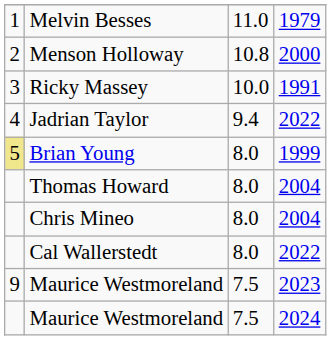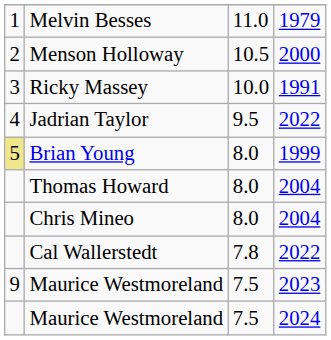(251, 53) 10.8 -> (251, 53) 10.5
(246, 119) 9.4 -> (246, 119) 9.5
(246, 251) 8.0 -> (246, 251) 7.8
